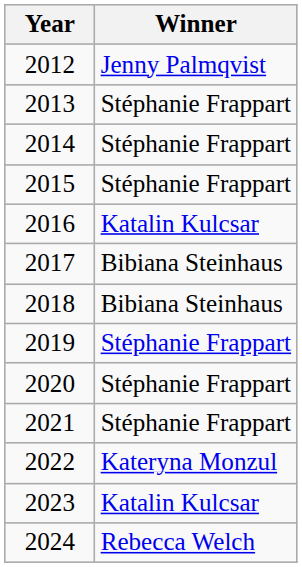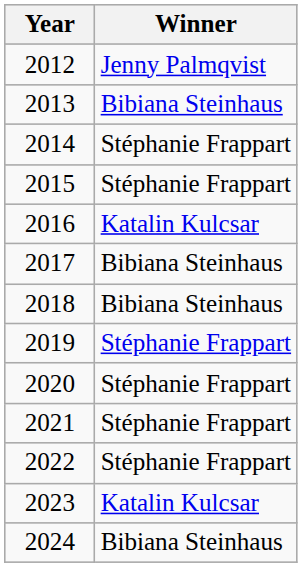(196, 104) Stéphanie Frappart -> (192, 104) Bibiana Steinhaus
(189, 462) Kateryna Monzul -> (196, 462) Stéphanie Frappart
(178, 542) Rebecca Welch -> (192, 542) Bibiana Steinhaus
